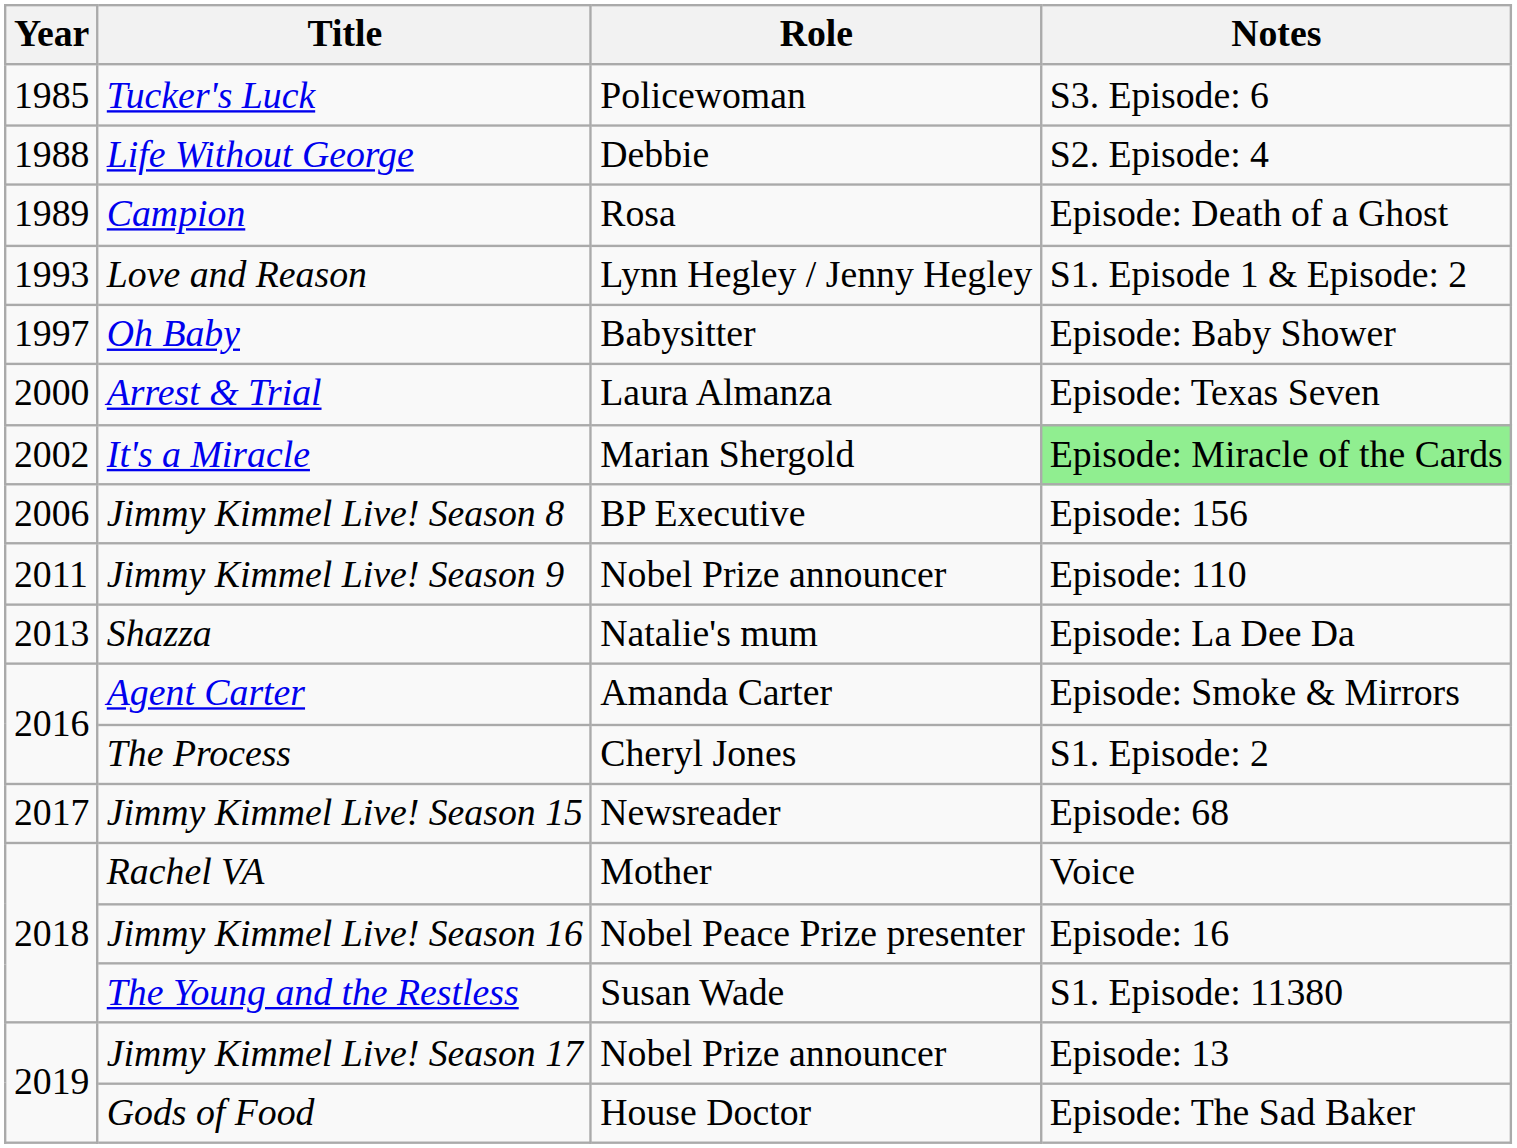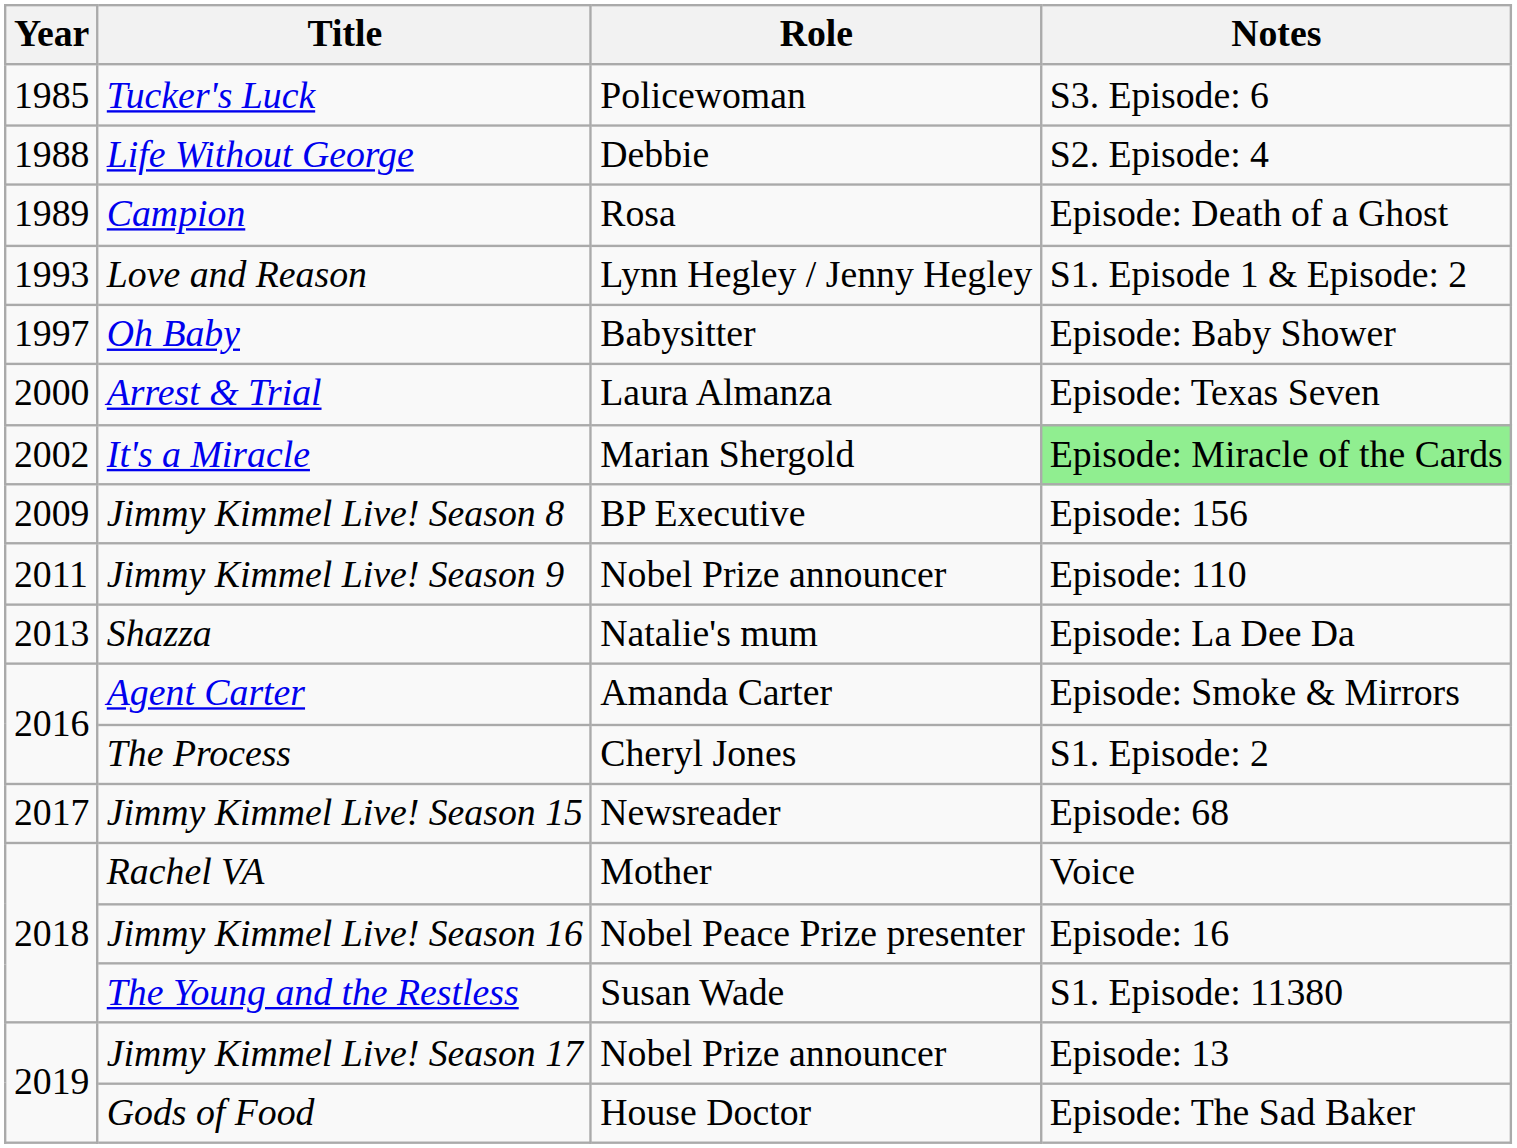(52, 513) 2006 -> (52, 513) 2009
